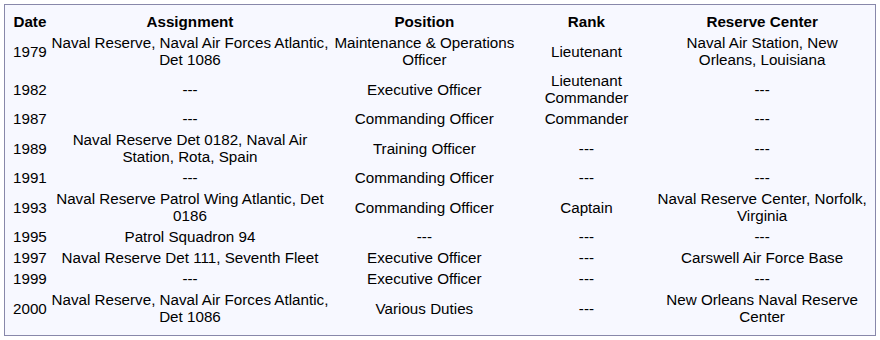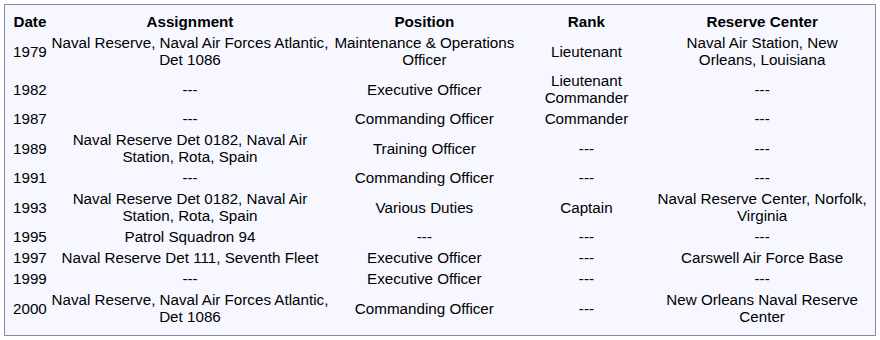(190, 207) Naval Reserve Patrol Wing Atlantic, Det 0186 -> (190, 207) Naval Reserve Det 0182, Naval Air Station, Rota, Spain
(424, 207) Commanding Officer -> (424, 207) Various Duties
(424, 308) Various Duties -> (424, 308) Commanding Officer
